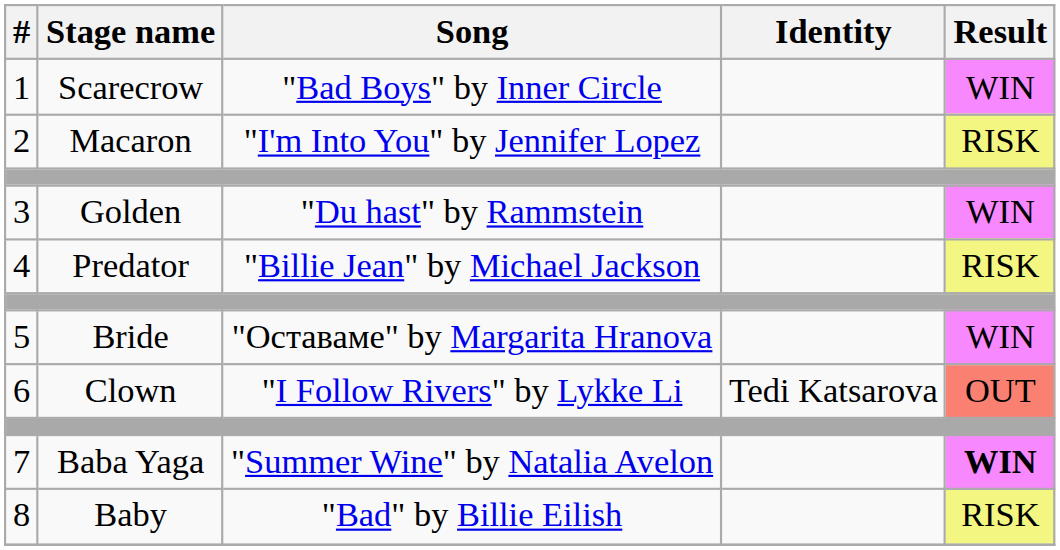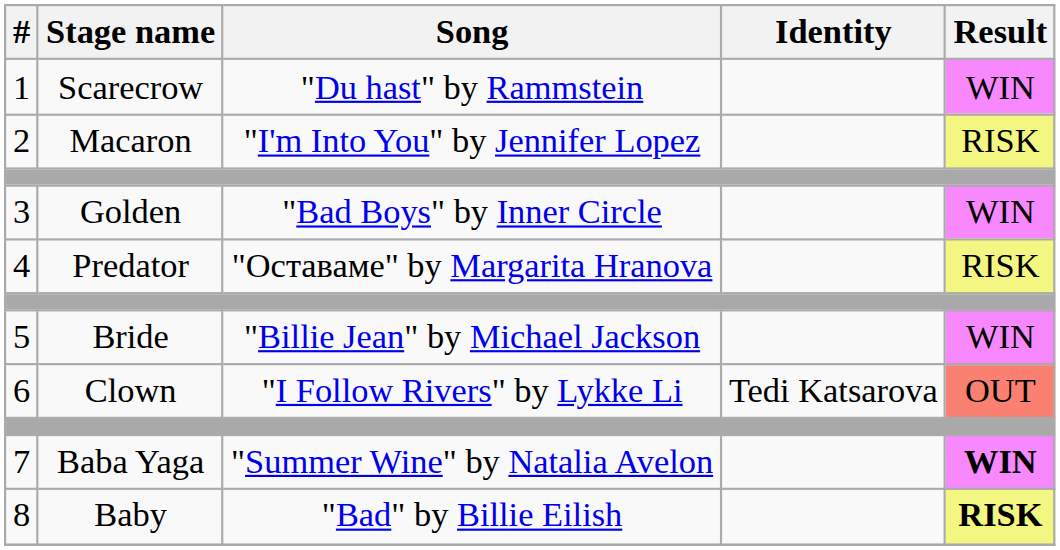(472, 86) "Bad Boys" by Inner Circle -> (472, 86) "Du hast" by Rammstein
(472, 211) "Du hast" by Rammstein -> (472, 211) "Bad Boys" by Inner Circle
(472, 265) "Billie Jean" by Michael Jackson -> (472, 265) "Оставаме" by Margarita Hranova
(472, 336) "Оставаме" by Margarita Hranova -> (472, 336) "Billie Jean" by Michael Jackson
(1000, 515) normal -> (1000, 515) bold
